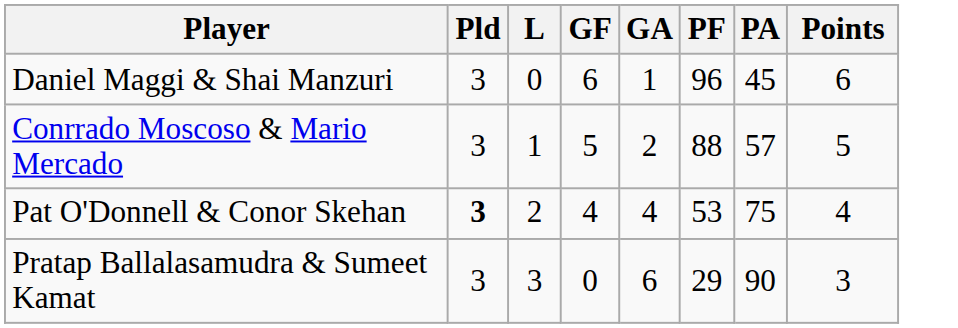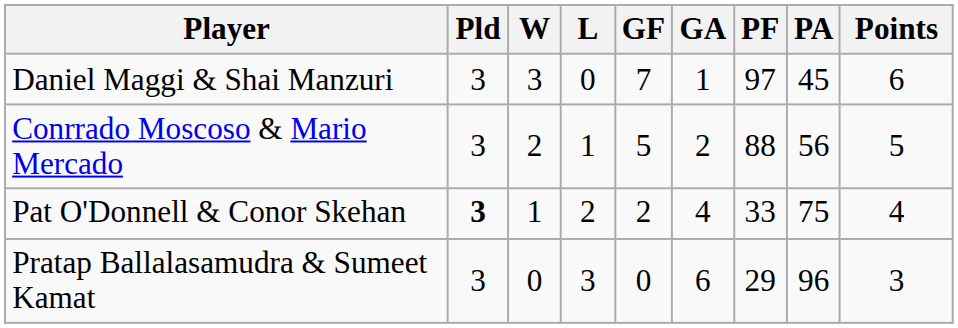+ column: (535, 29)
(590, 78) 6 -> (643, 78) 7
(707, 78) 96 -> (760, 78) 97
(760, 145) 57 -> (814, 145) 56
(590, 212) 4 -> (643, 212) 2
(707, 212) 53 -> (760, 212) 33
(760, 279) 90 -> (814, 279) 96
